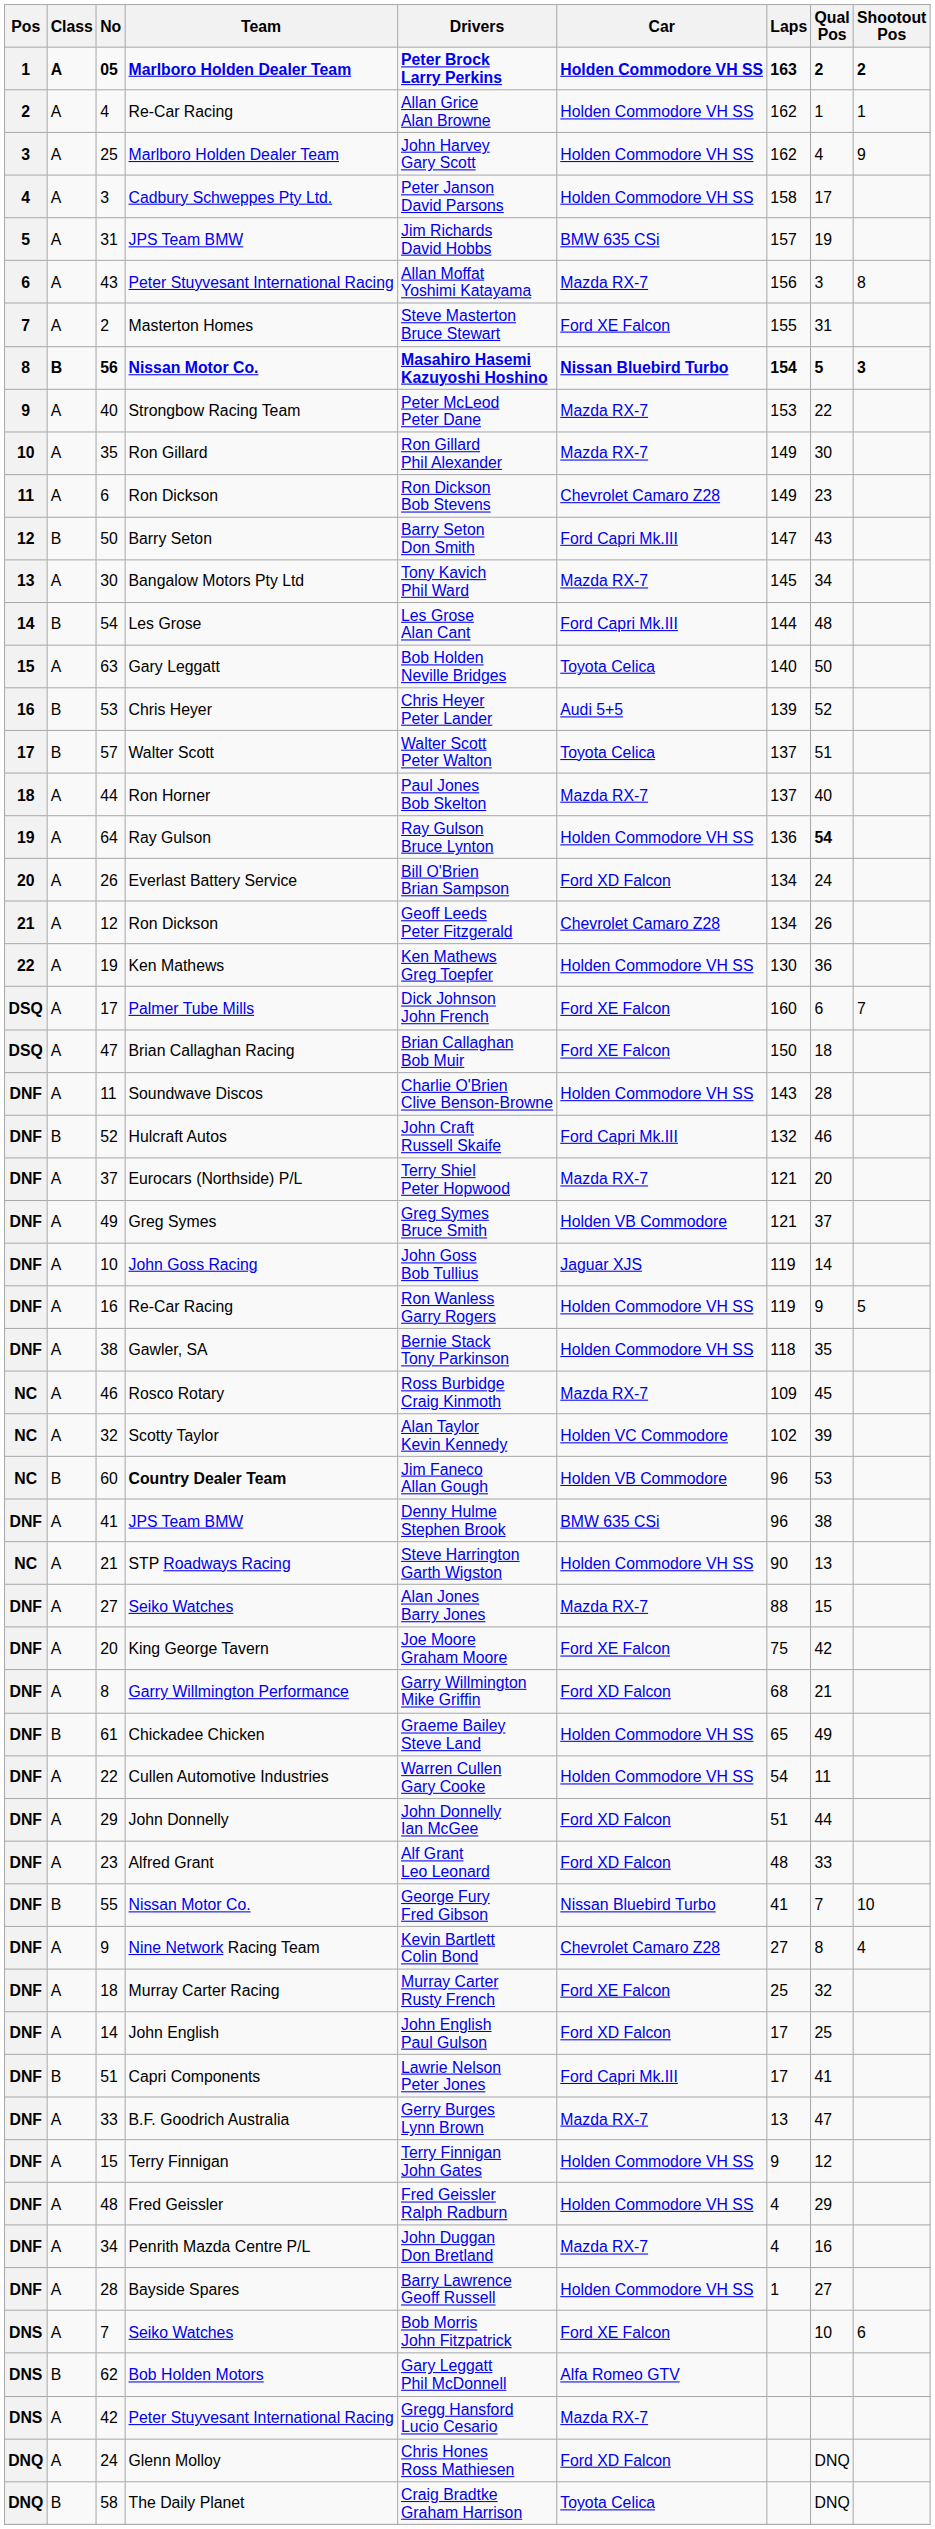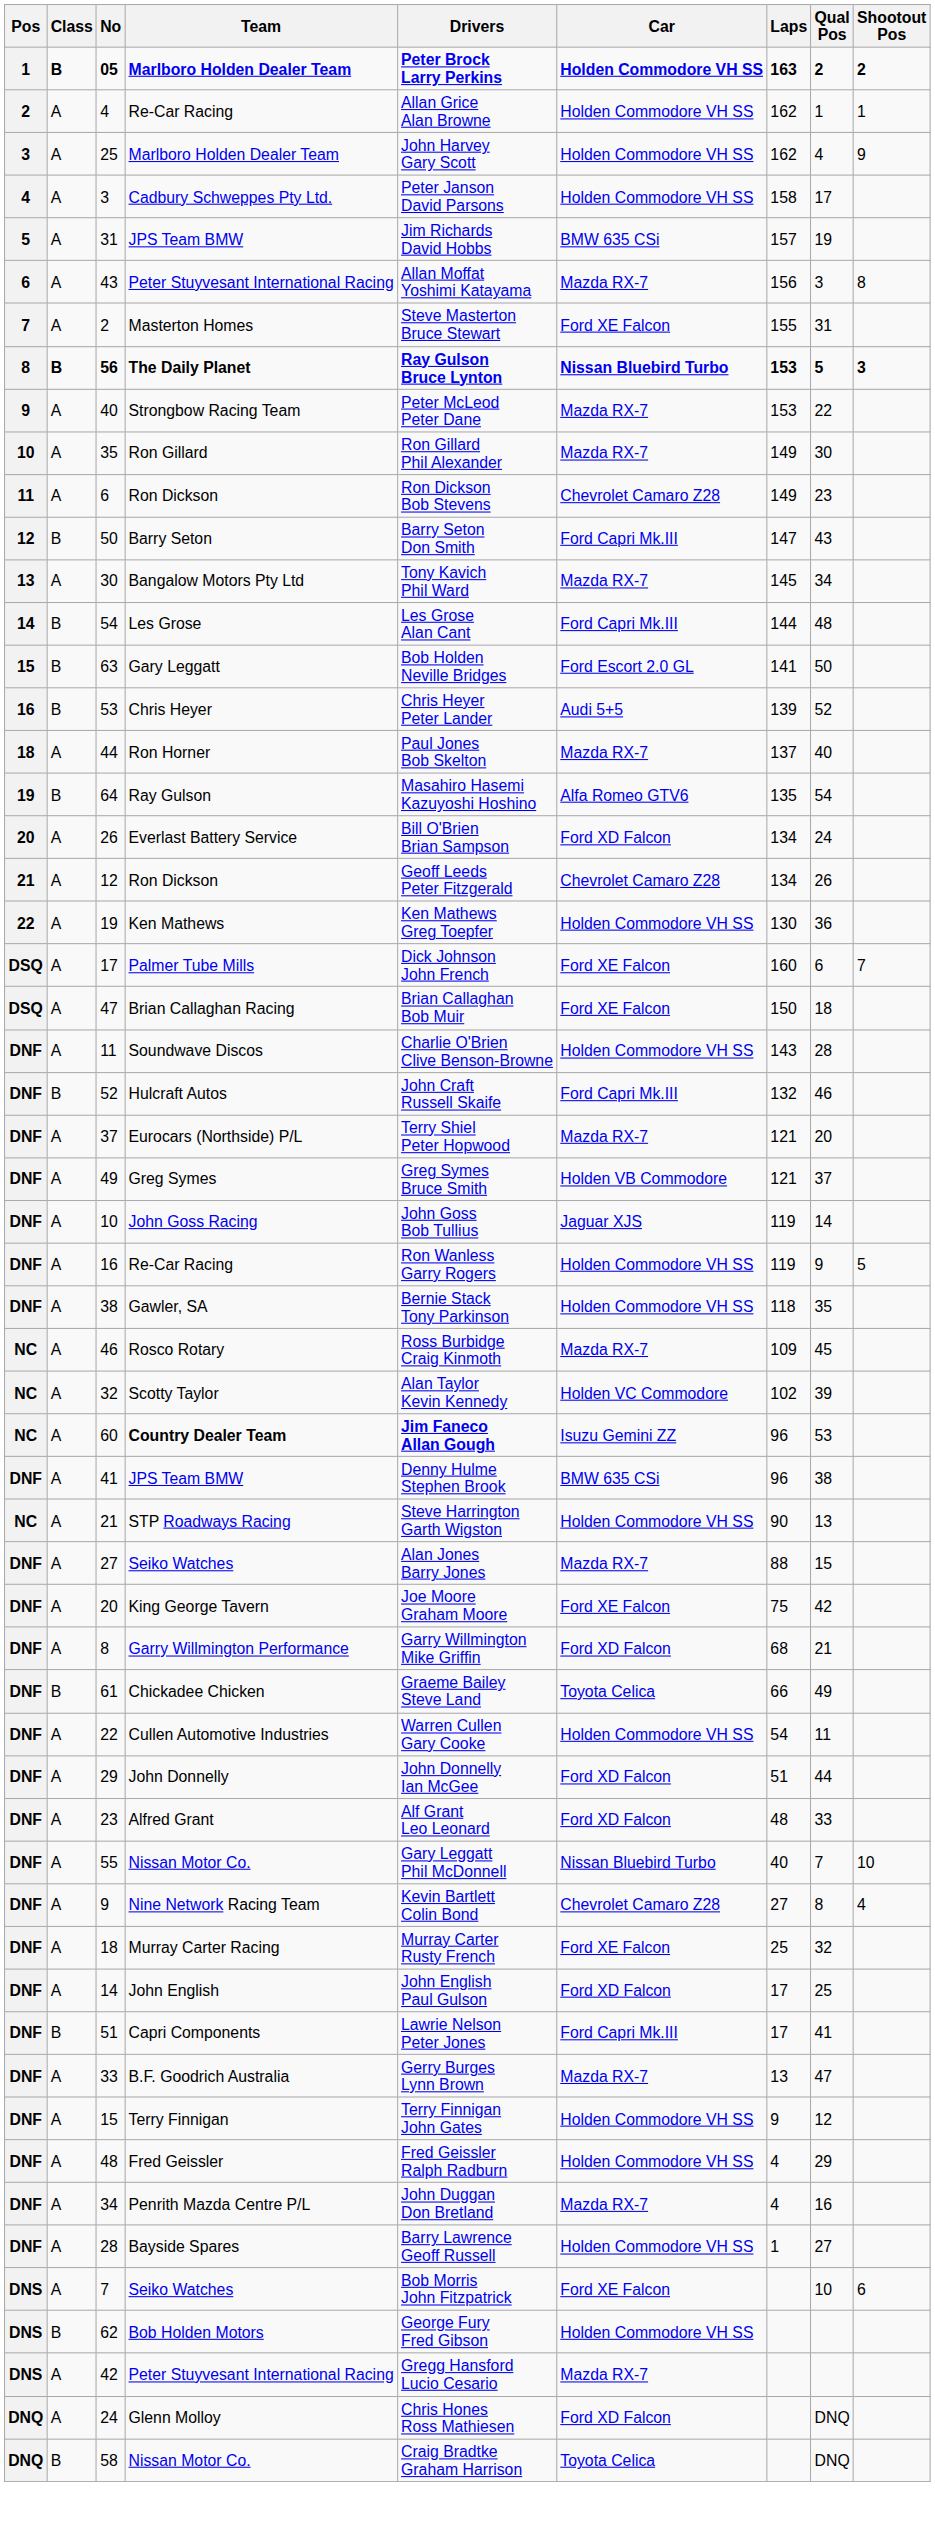(56, 69) A -> (56, 69) B
(193, 368) Nissan Motor Co. -> (190, 368) The Daily Planet
(474, 368) Masahiro Hasemi Kazuyoshi Hoshino -> (452, 368) Ray Gulson Bruce Lynton
(784, 368) 154 -> (784, 368) 153
(56, 667) A -> (56, 667) B
(608, 667) Toyota Celica -> (627, 667) Ford Escort 2.0 GL
(784, 667) 140 -> (784, 667) 141
- row: (109, 752)
(56, 837) A -> (56, 795) B
(447, 837) Ray Gulson Bruce Lynton -> (469, 795) Masahiro Hasemi Kazuyoshi Hoshino
(657, 837) Holden Commodore VH SS -> (624, 795) Alfa Romeo GTV6
(784, 837) 136 -> (784, 795) 135
(823, 837) bold -> (823, 795) normal
(56, 1478) B -> (56, 1435) A
(445, 1478) normal -> (448, 1435) bold
(644, 1478) Holden VB Commodore -> (618, 1435) Isuzu Gemini ZZ
(657, 1734) Holden Commodore VH SS -> (608, 1692) Toyota Celica
(779, 1734) 65 -> (779, 1692) 66
(56, 1905) B -> (56, 1862) A
(445, 1905) George Fury Fred Gibson -> (454, 1862) Gary Leggatt Phil McDonnell
(779, 1905) 41 -> (779, 1862) 40
(454, 2375) Gary Leggatt Phil McDonnell -> (445, 2332) George Fury Fred Gibson
(620, 2375) Alfa Romeo GTV -> (657, 2332) Holden Commodore VH SS
(186, 2503) The Daily Planet -> (190, 2460) Nissan Motor Co.
